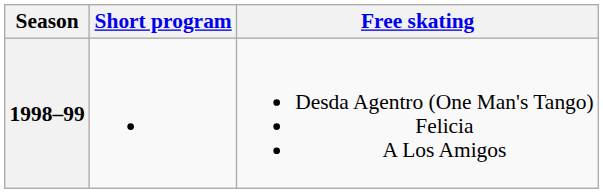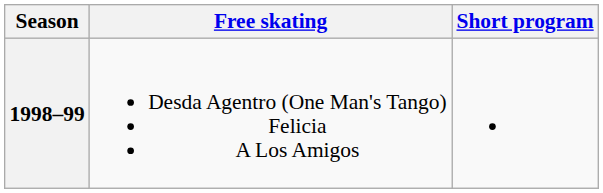columns swapped: (163, 21) <-> (418, 21)
